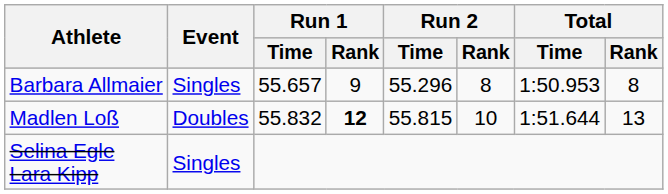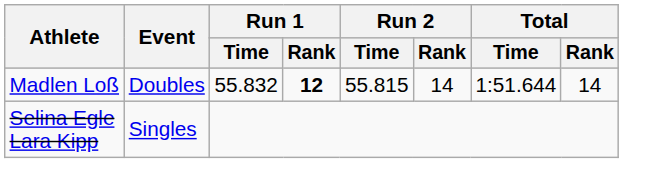- row: (86, 85)
(486, 118) 10 -> (442, 85) 14
(634, 118) 13 -> (590, 85) 14
